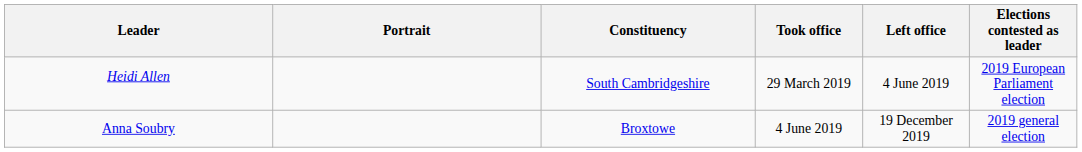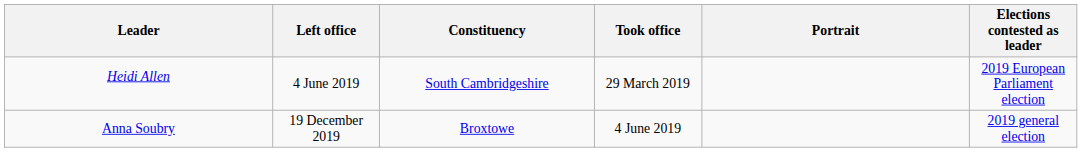columns swapped: (407, 30) <-> (916, 30)
